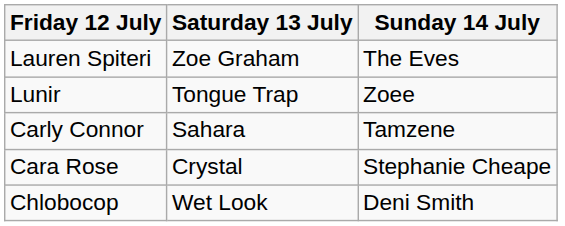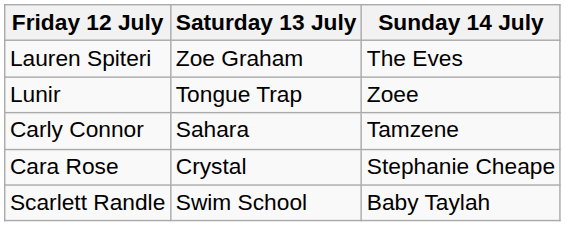- row: (64, 202)
+ row: (88, 202)
